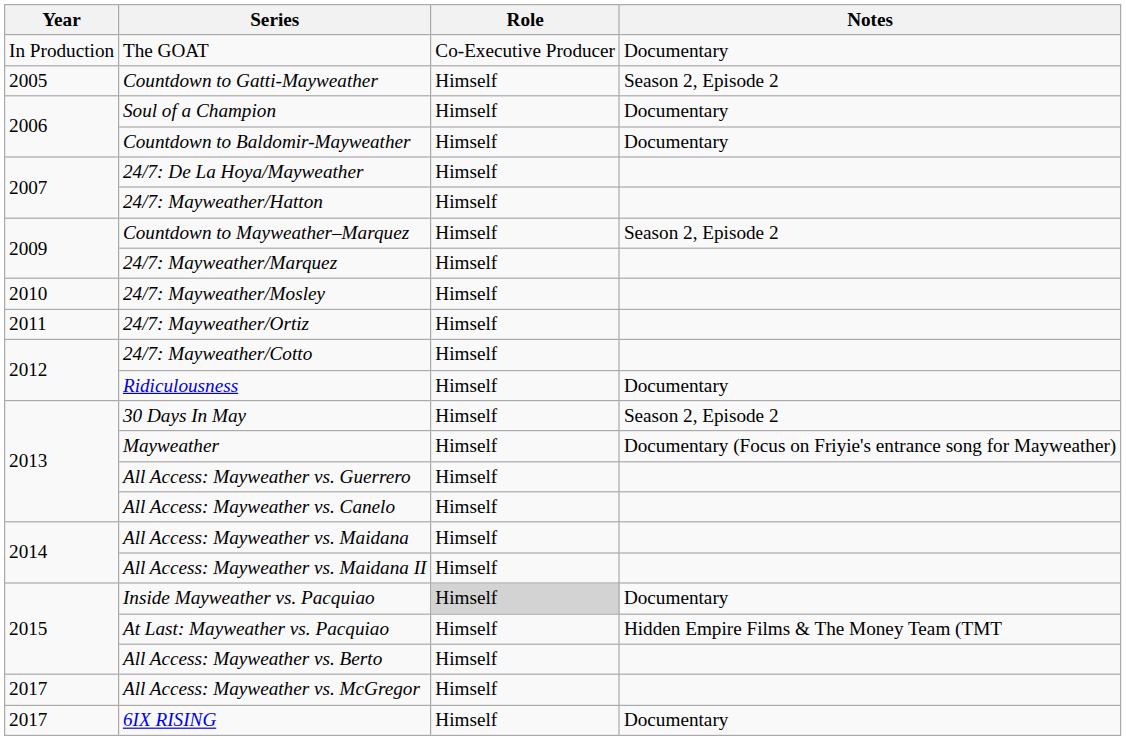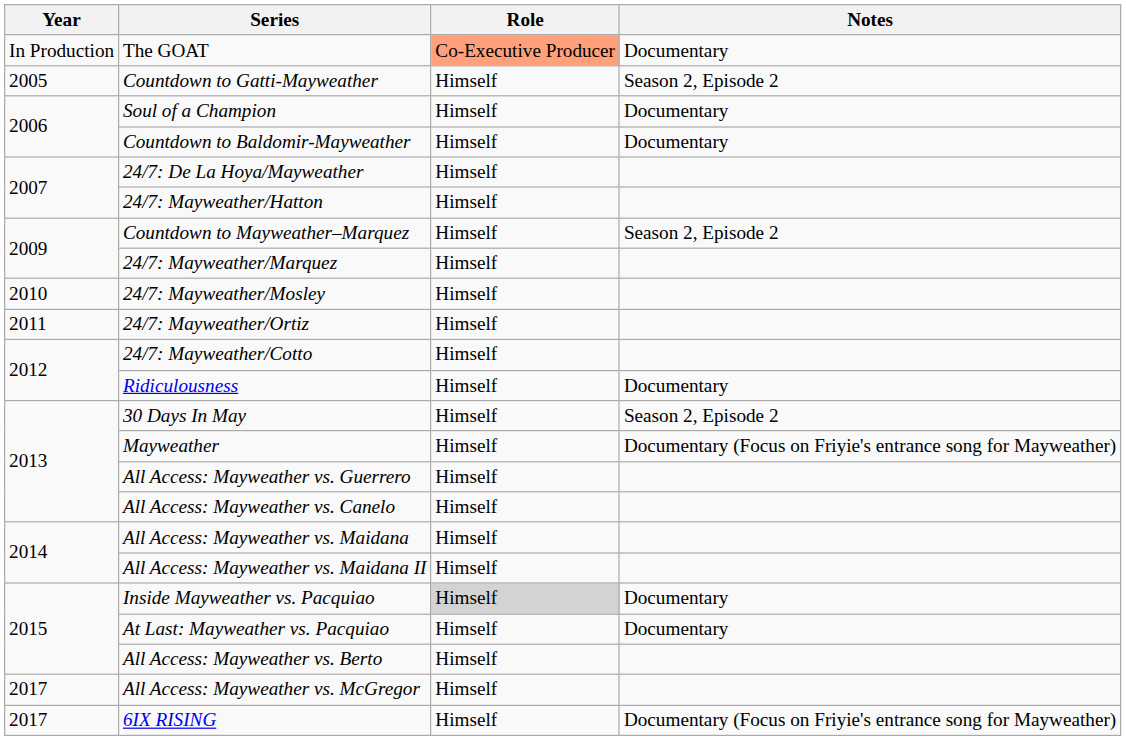(525, 50) no background -> (525, 50) lightsalmon background
(813, 628) Hidden Empire Films & The Money Team (TMT -> (676, 628) Documentary
(676, 720) Documentary -> (870, 720) Documentary (Focus on Friyie's entrance song for Mayweather)
